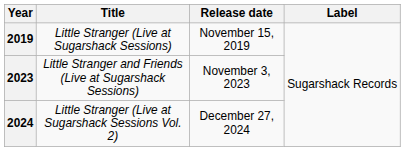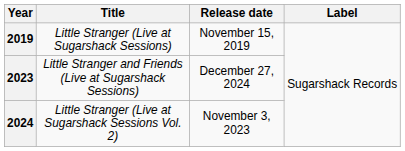(237, 78) November 3, 2023 -> (237, 78) December 27, 2024
(237, 123) December 27, 2024 -> (237, 123) November 3, 2023
